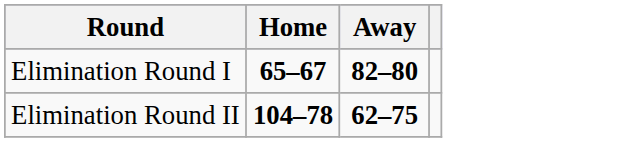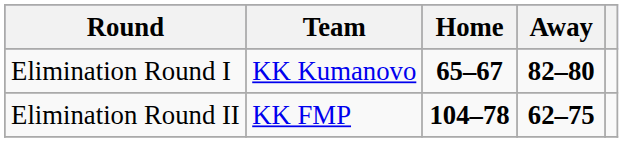+ column: (334, 26)
